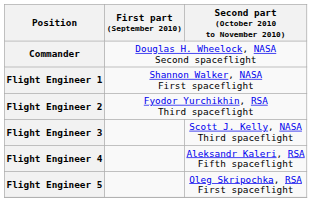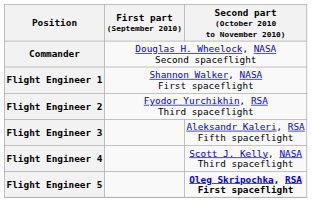(246, 132) Scott J. Kelly, NASA Third spaceflight -> (246, 132) Aleksandr Kaleri, RSA Fifth spaceflight
(246, 158) Aleksandr Kaleri, RSA Fifth spaceflight -> (246, 158) Scott J. Kelly, NASA Third spaceflight
(246, 185) normal -> (246, 185) bold
